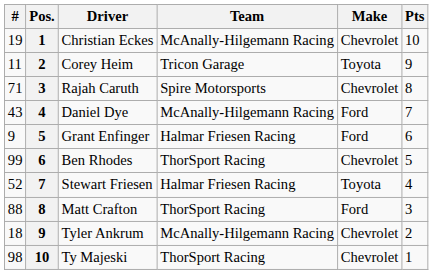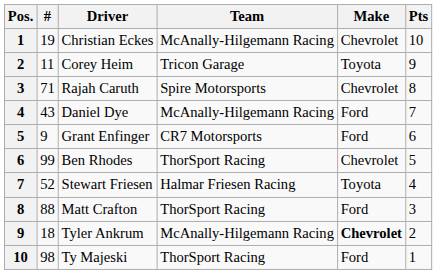columns swapped: (42, 16) <-> (15, 16)
(228, 137) Halmar Friesen Racing -> (211, 137) CR7 Motorsports
(369, 233) normal -> (371, 233) bold
(369, 257) Chevrolet -> (354, 257) Ford
